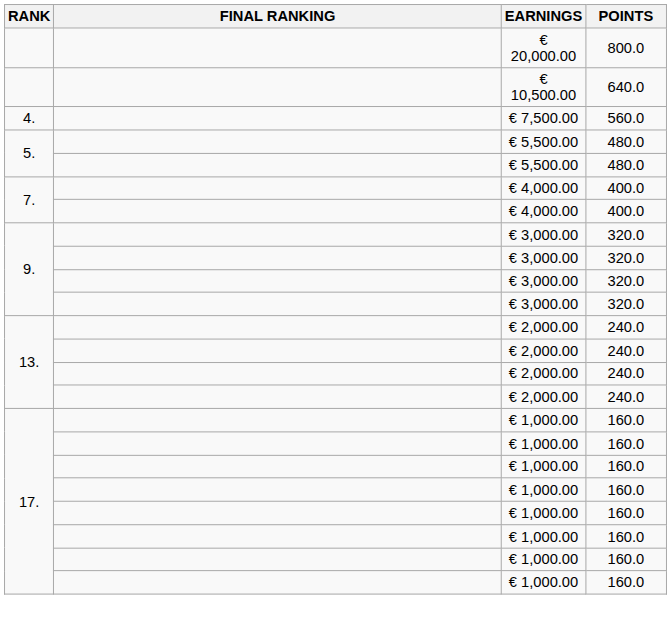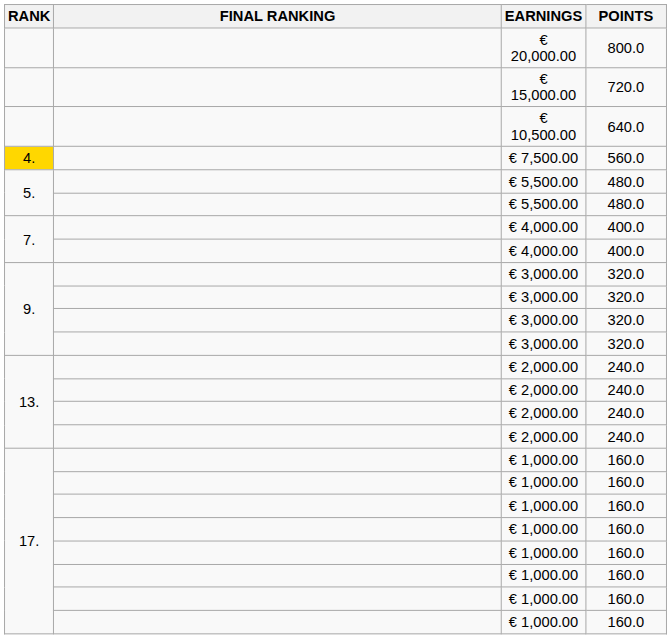+ row: (544, 87)
(29, 119) no background -> (29, 158) gold background
